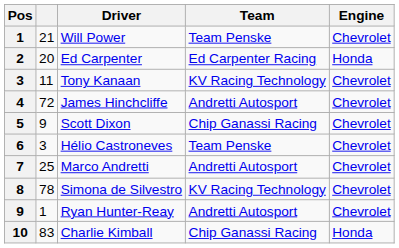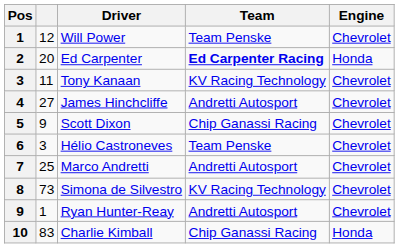(47, 37) 21 -> (47, 37) 12
(252, 59) normal -> (256, 59) bold
(47, 102) 72 -> (47, 102) 27
(47, 189) 78 -> (47, 189) 73
